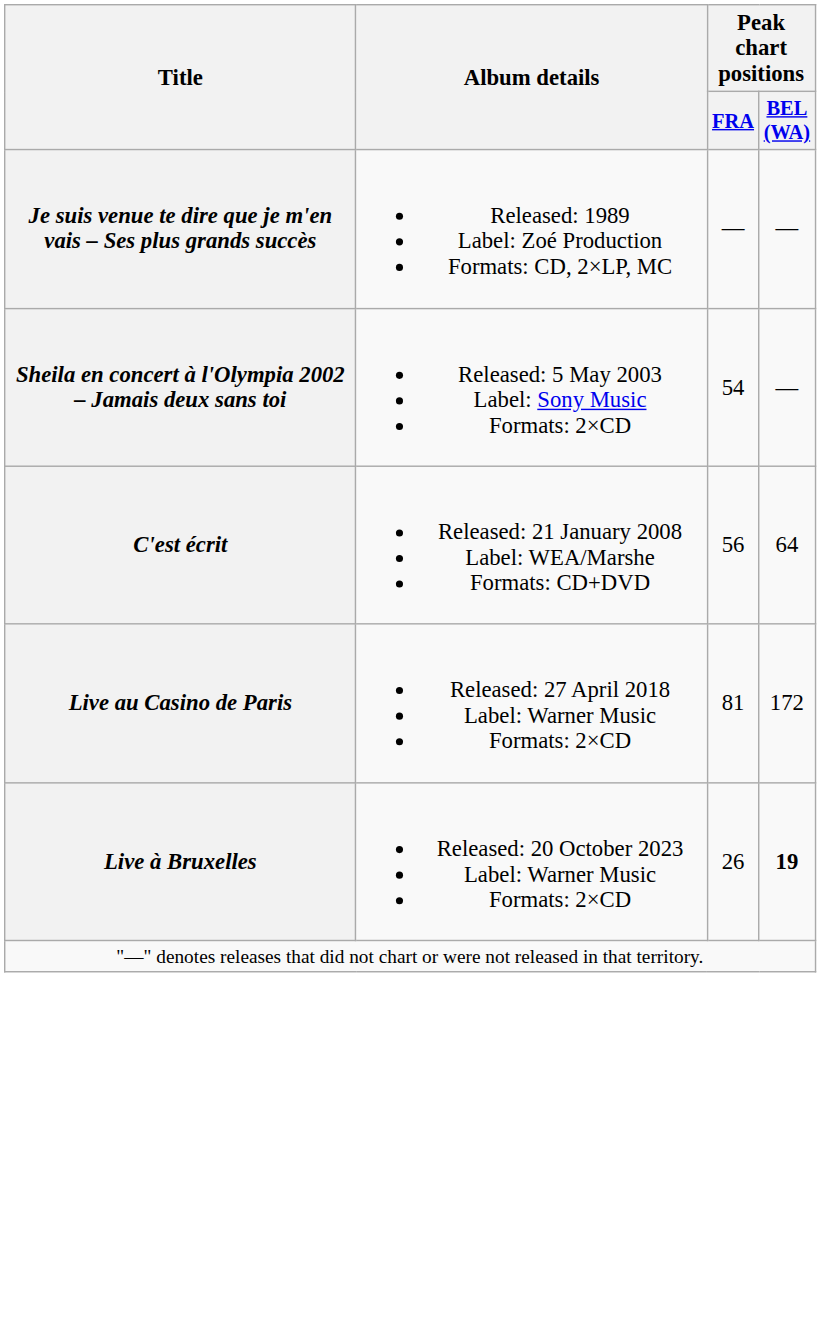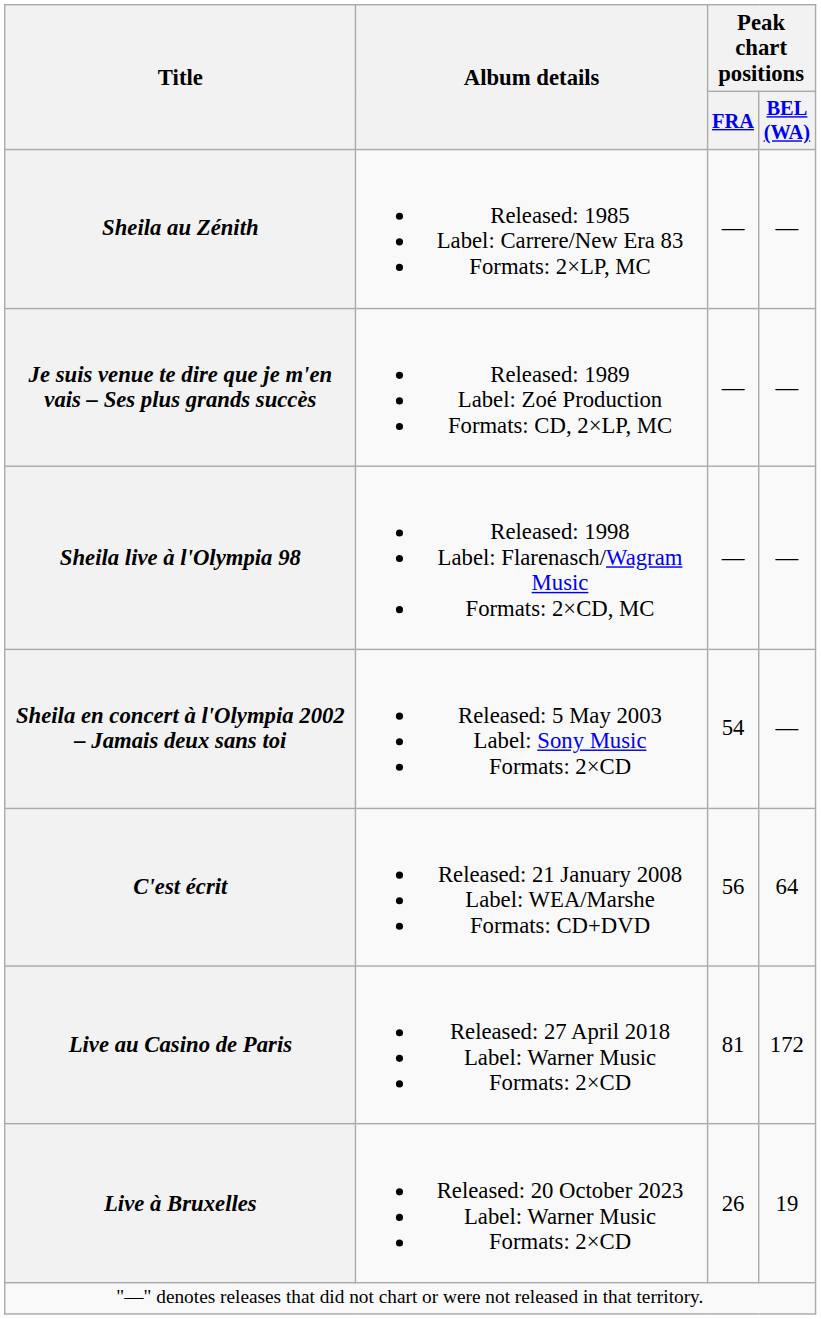+ row: (180, 228)
+ row: (180, 557)
(787, 861) bold -> (787, 1203) normal
